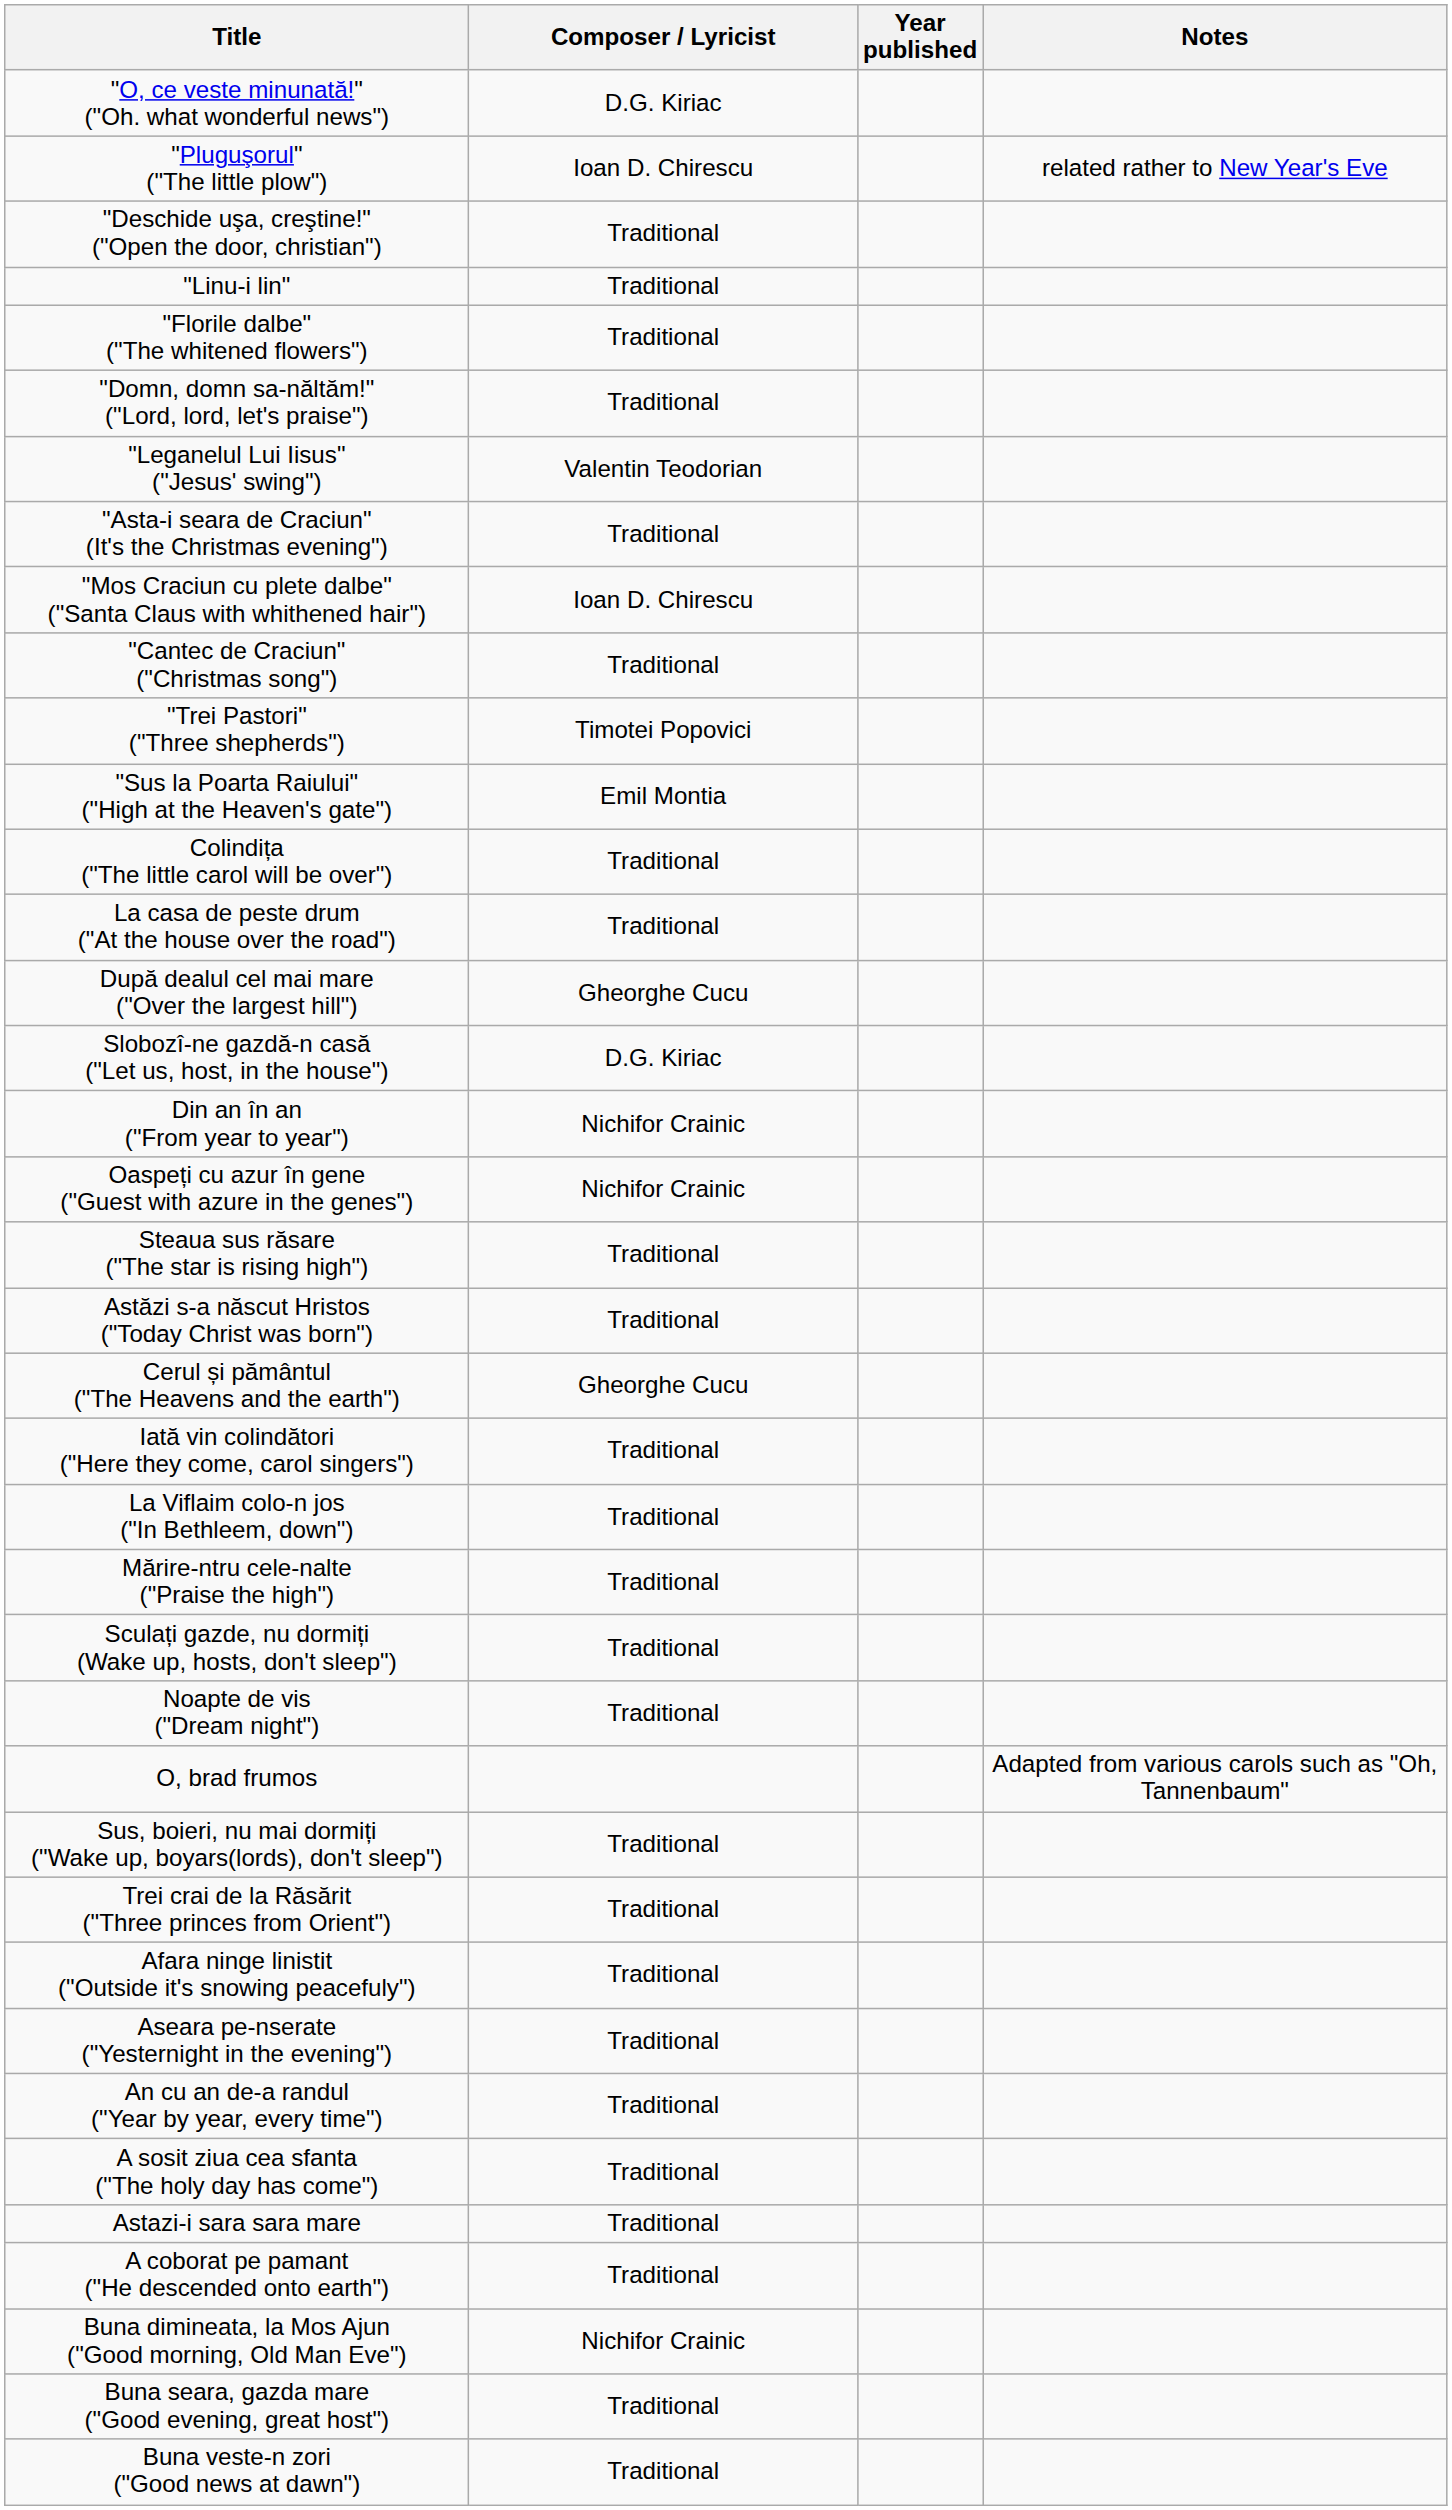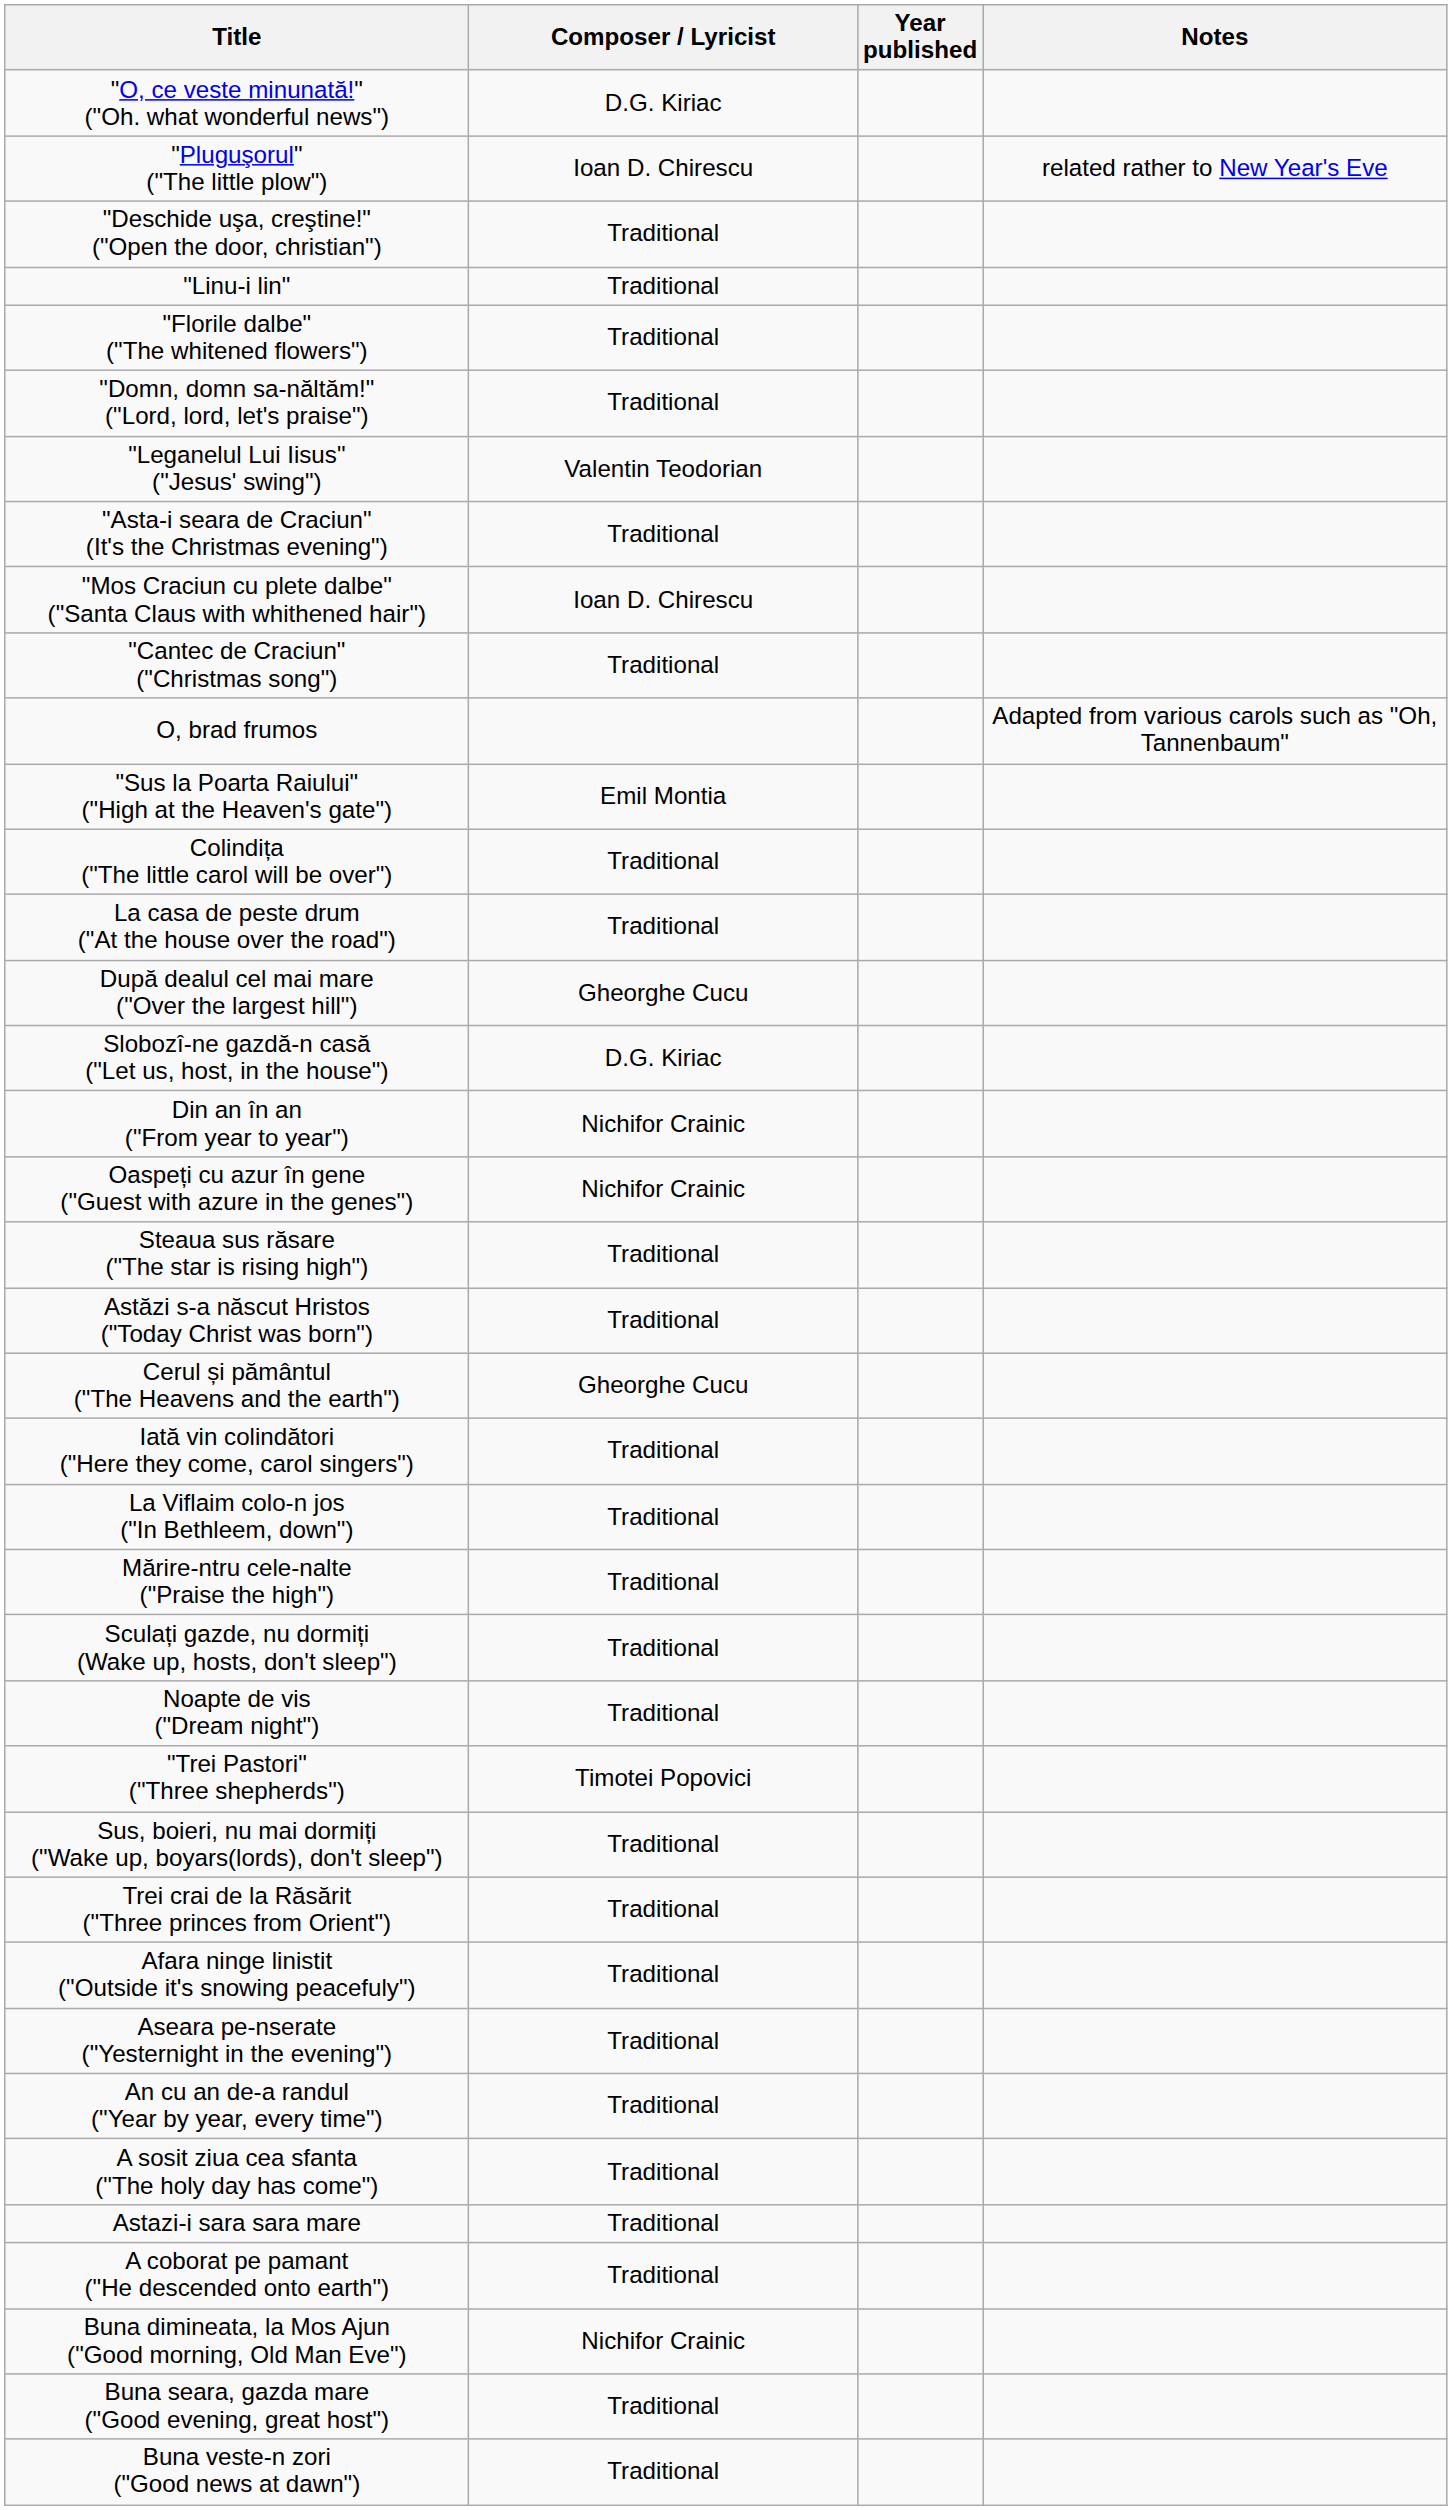rows swapped: (237, 730) <-> (237, 1778)
